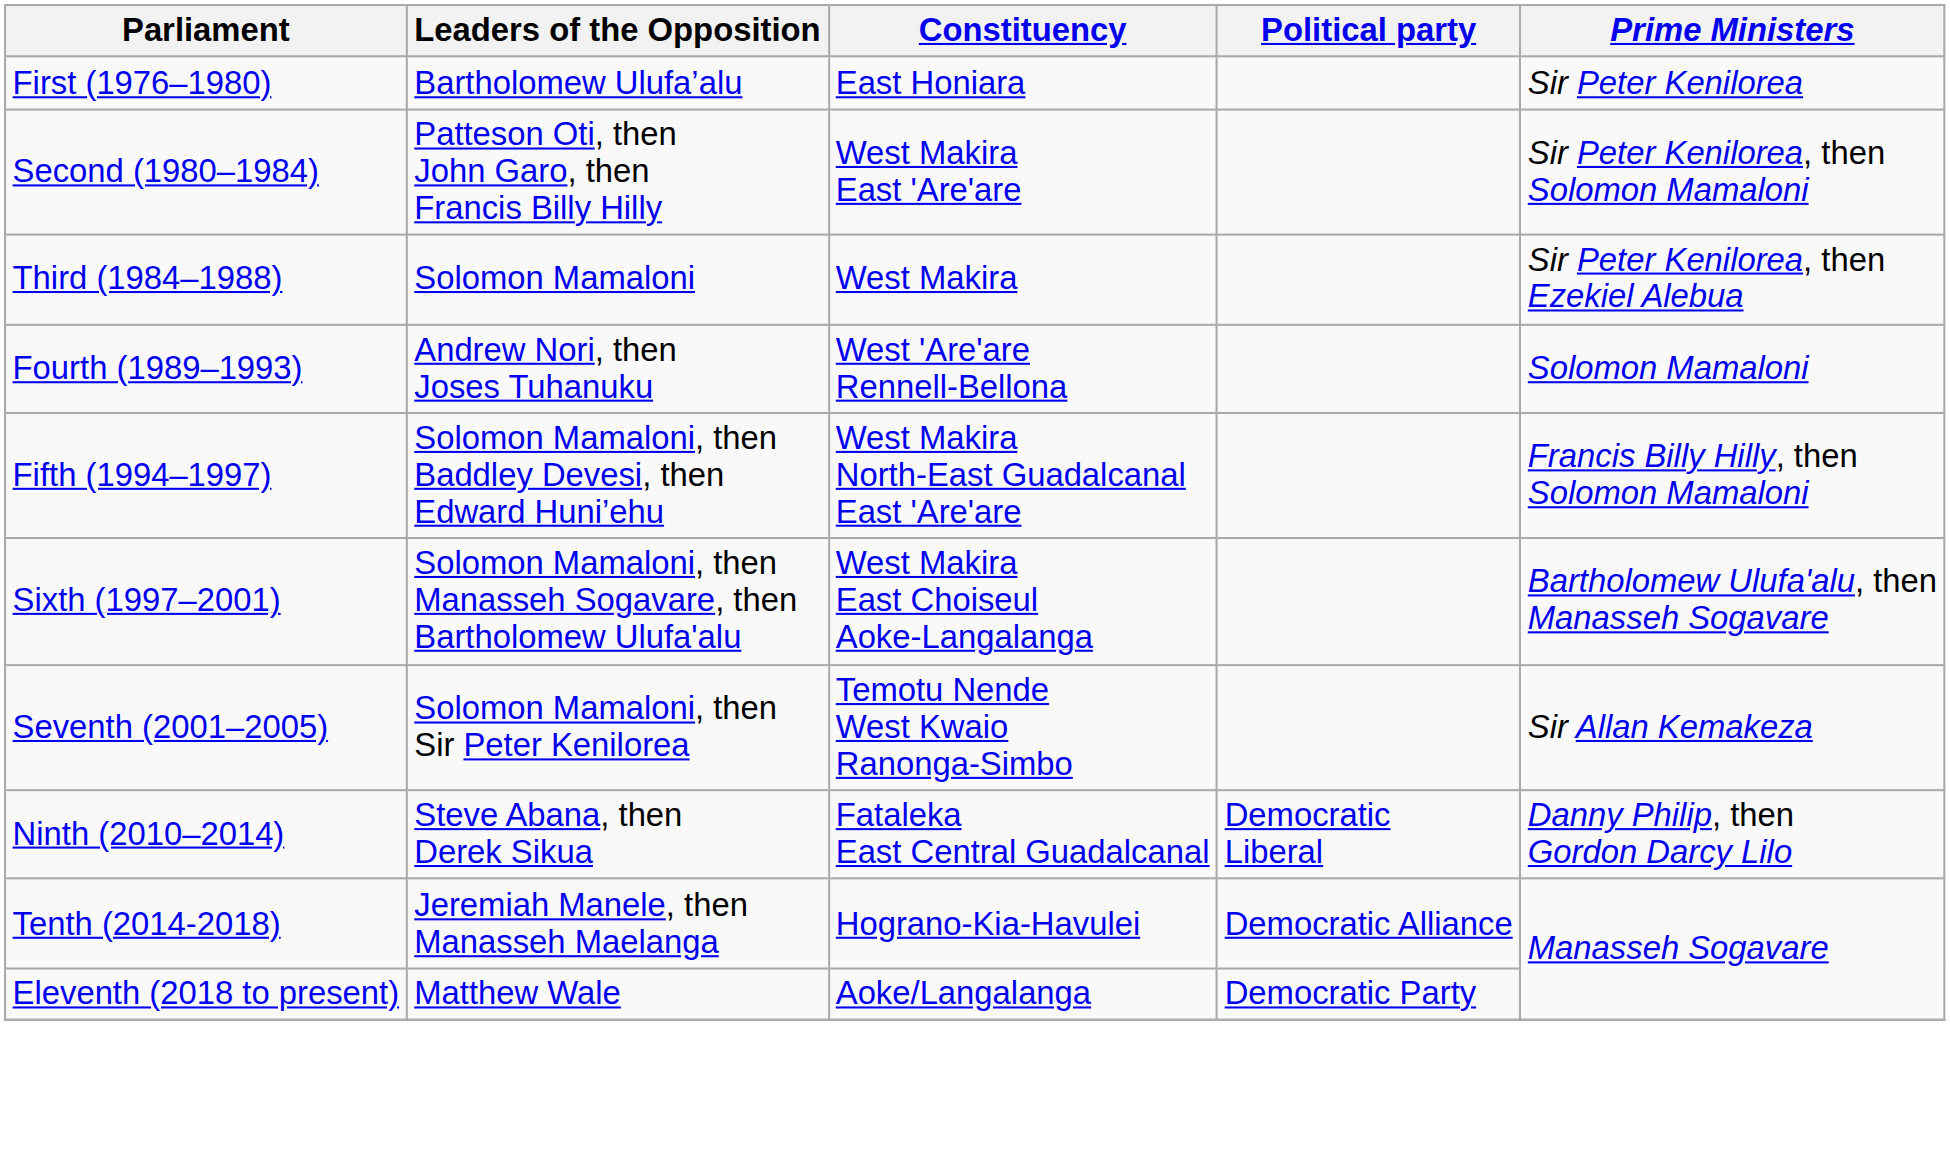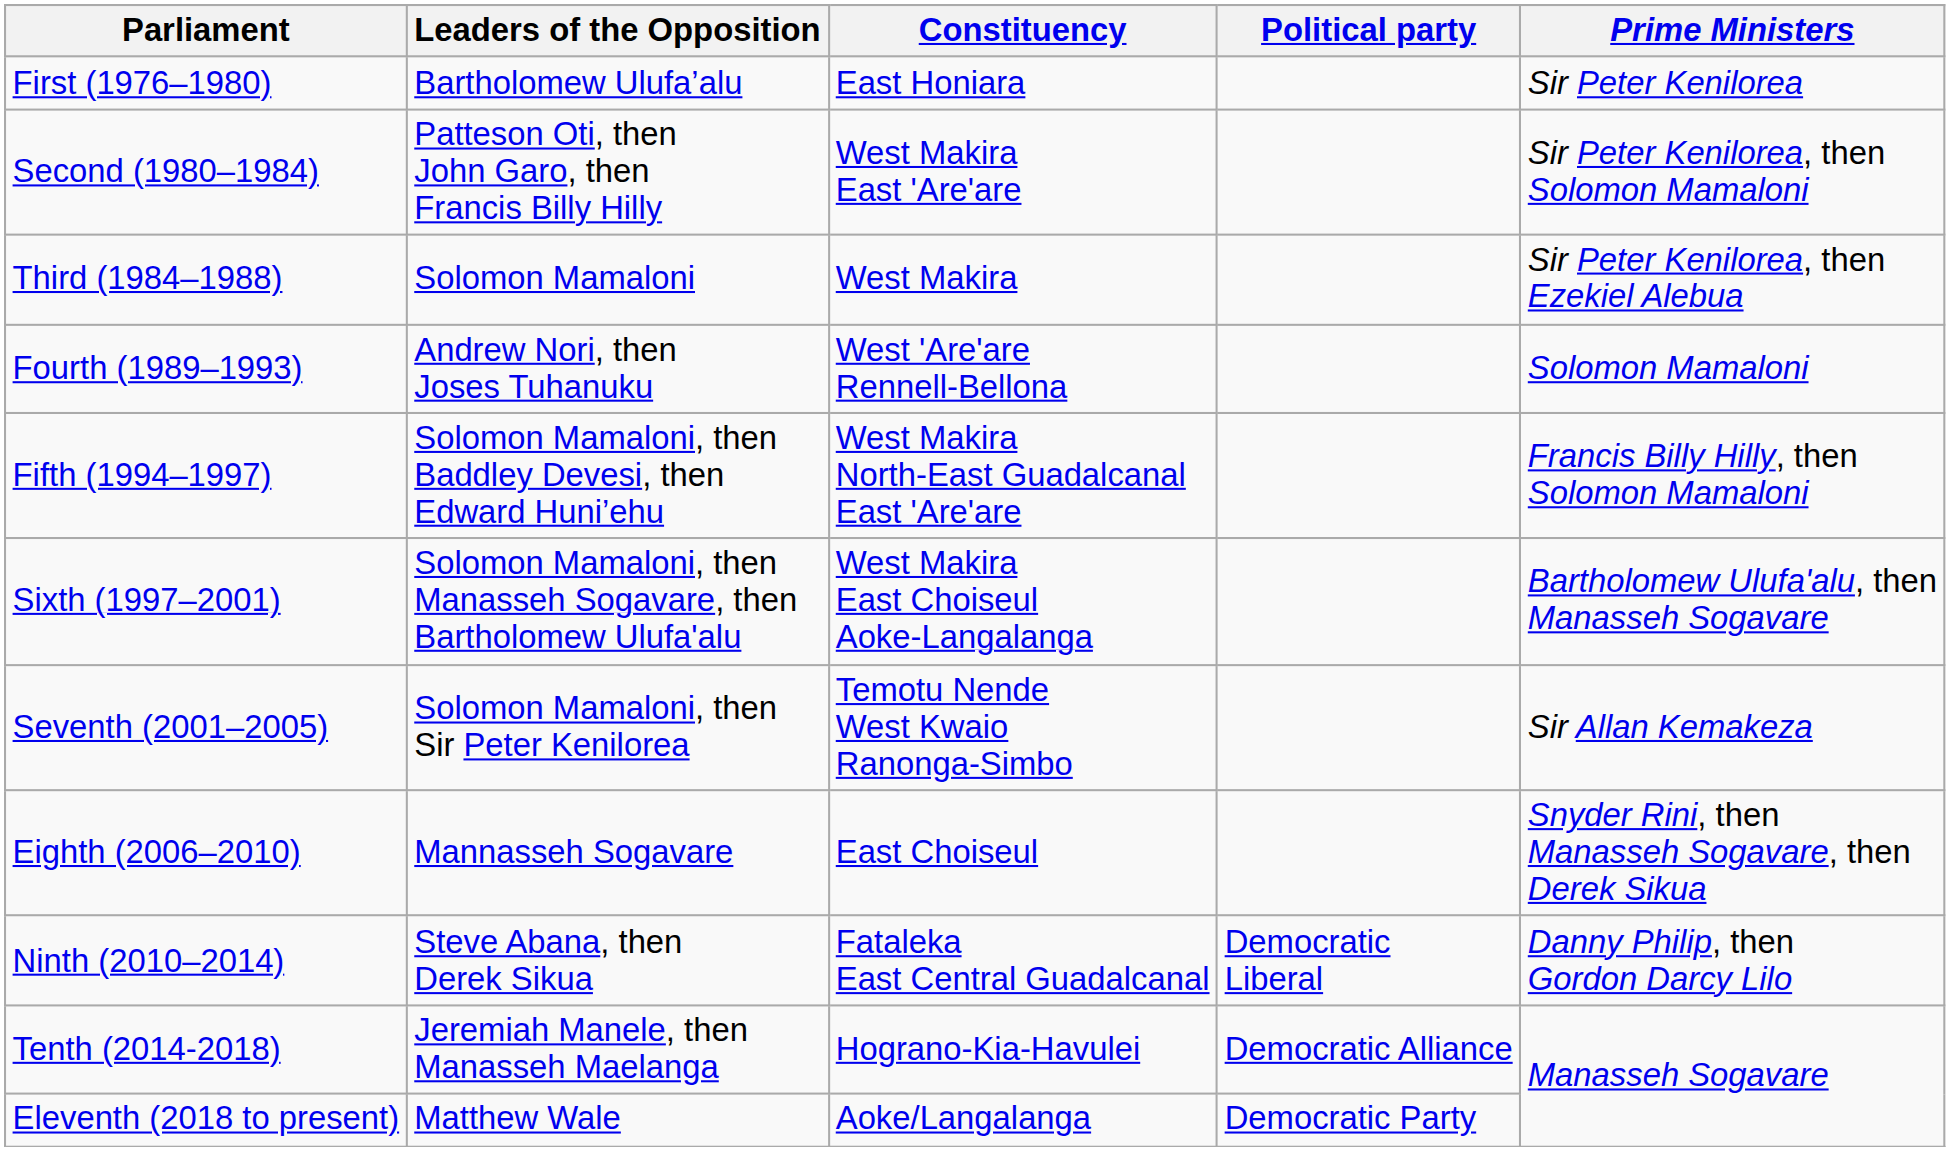+ row: (157, 852)
